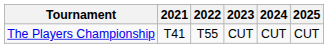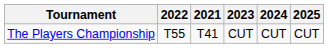columns swapped: (174, 14) <-> (207, 14)
